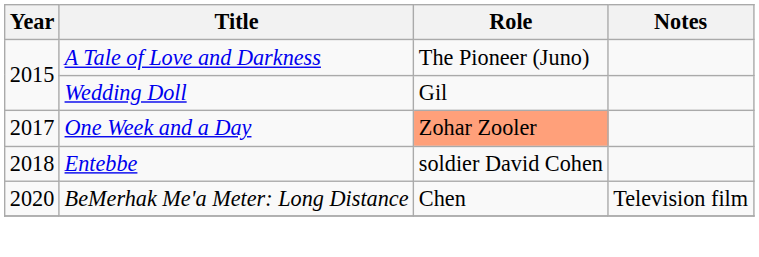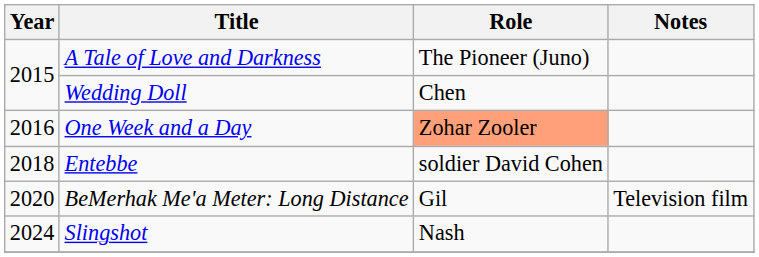(433, 92) Gil -> (442, 92) Chen
(32, 127) 2017 -> (32, 127) 2016
(442, 198) Chen -> (433, 198) Gil
+ row: (106, 233)
